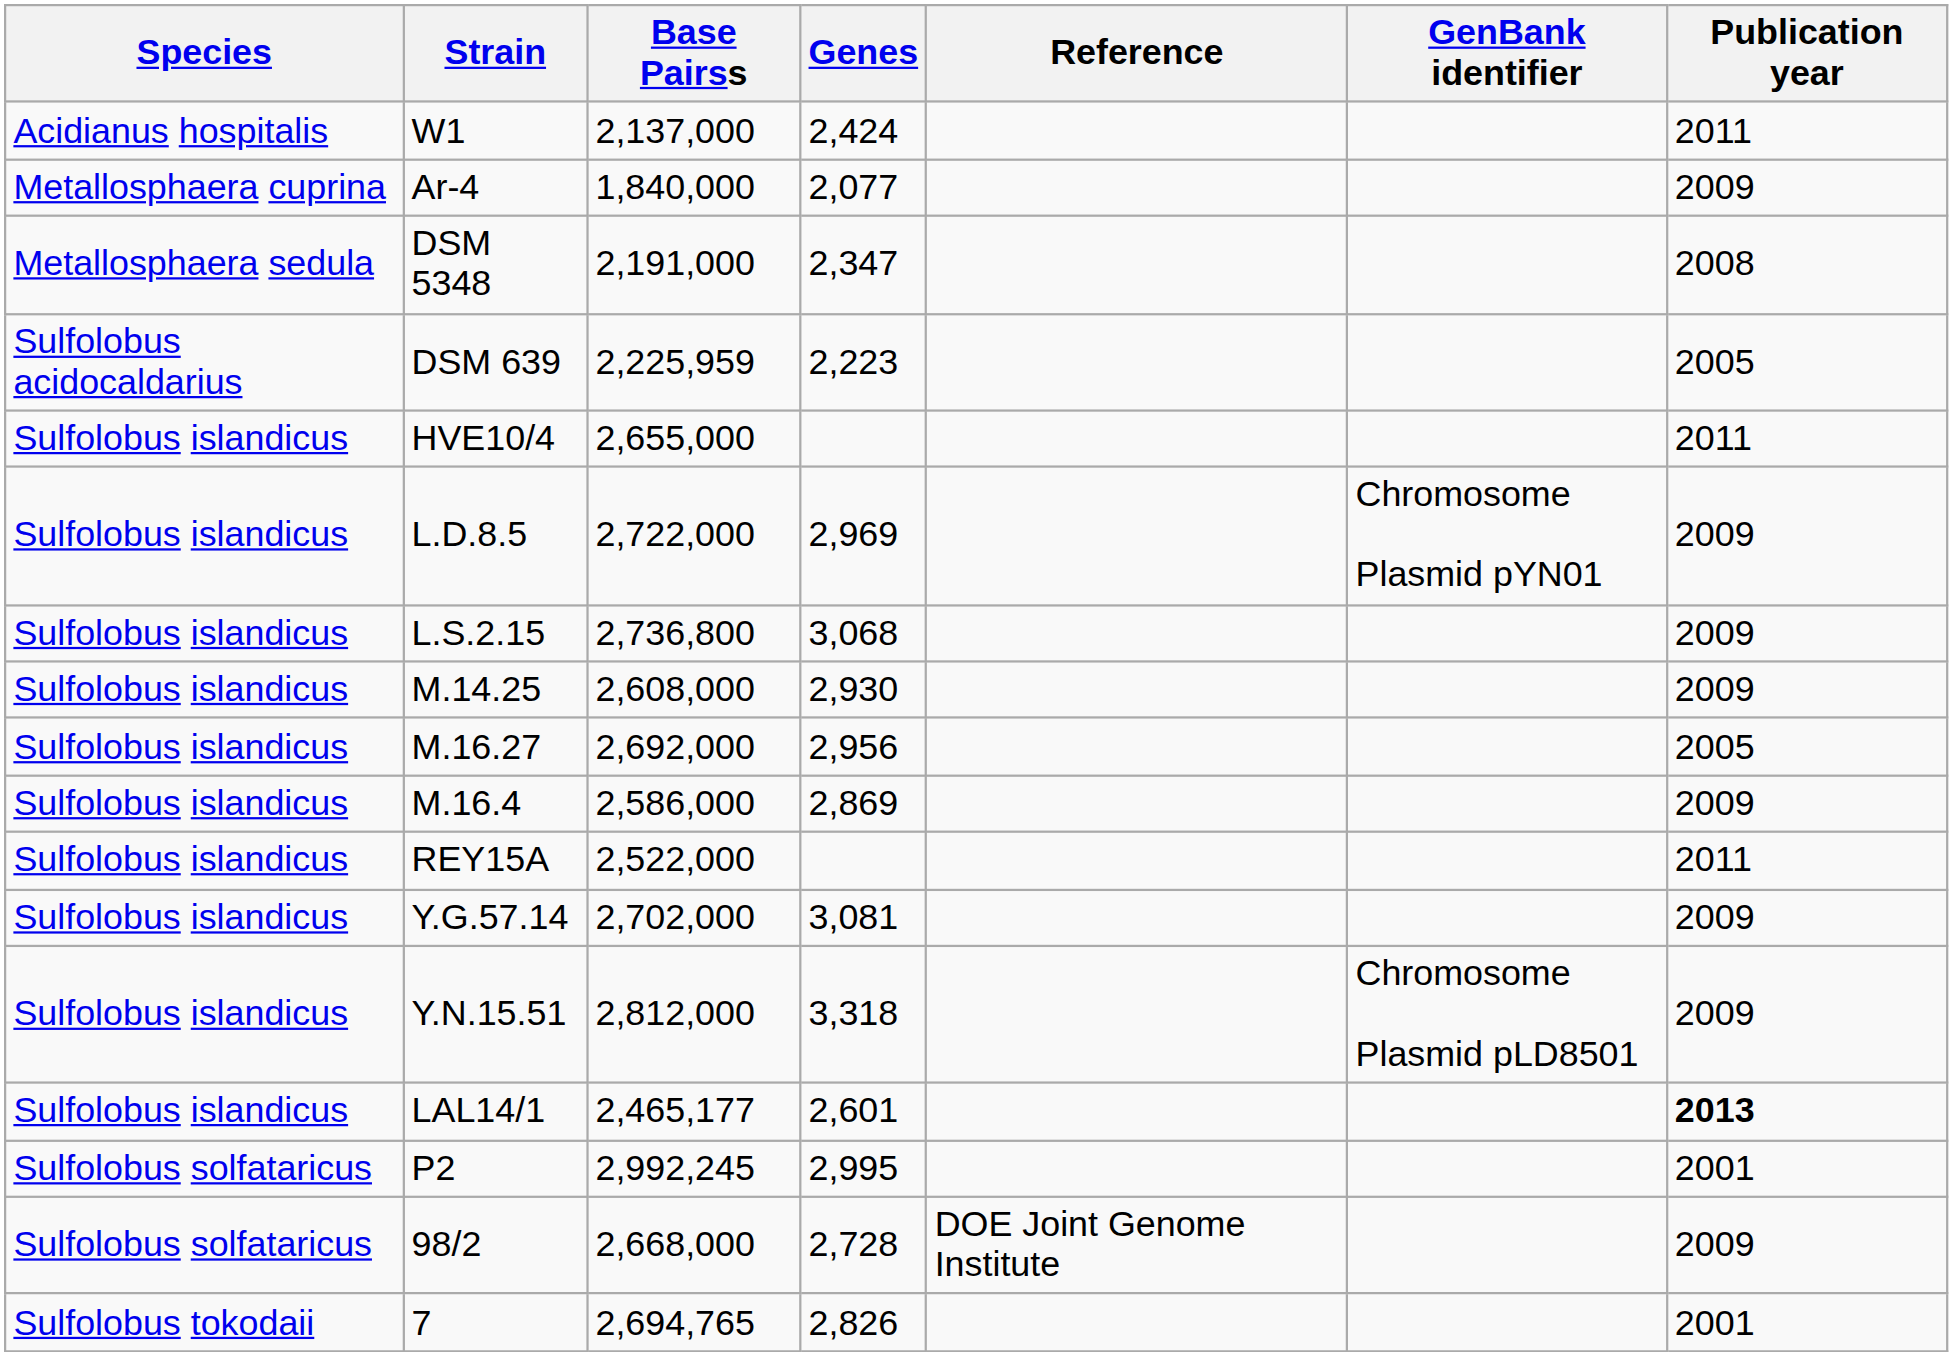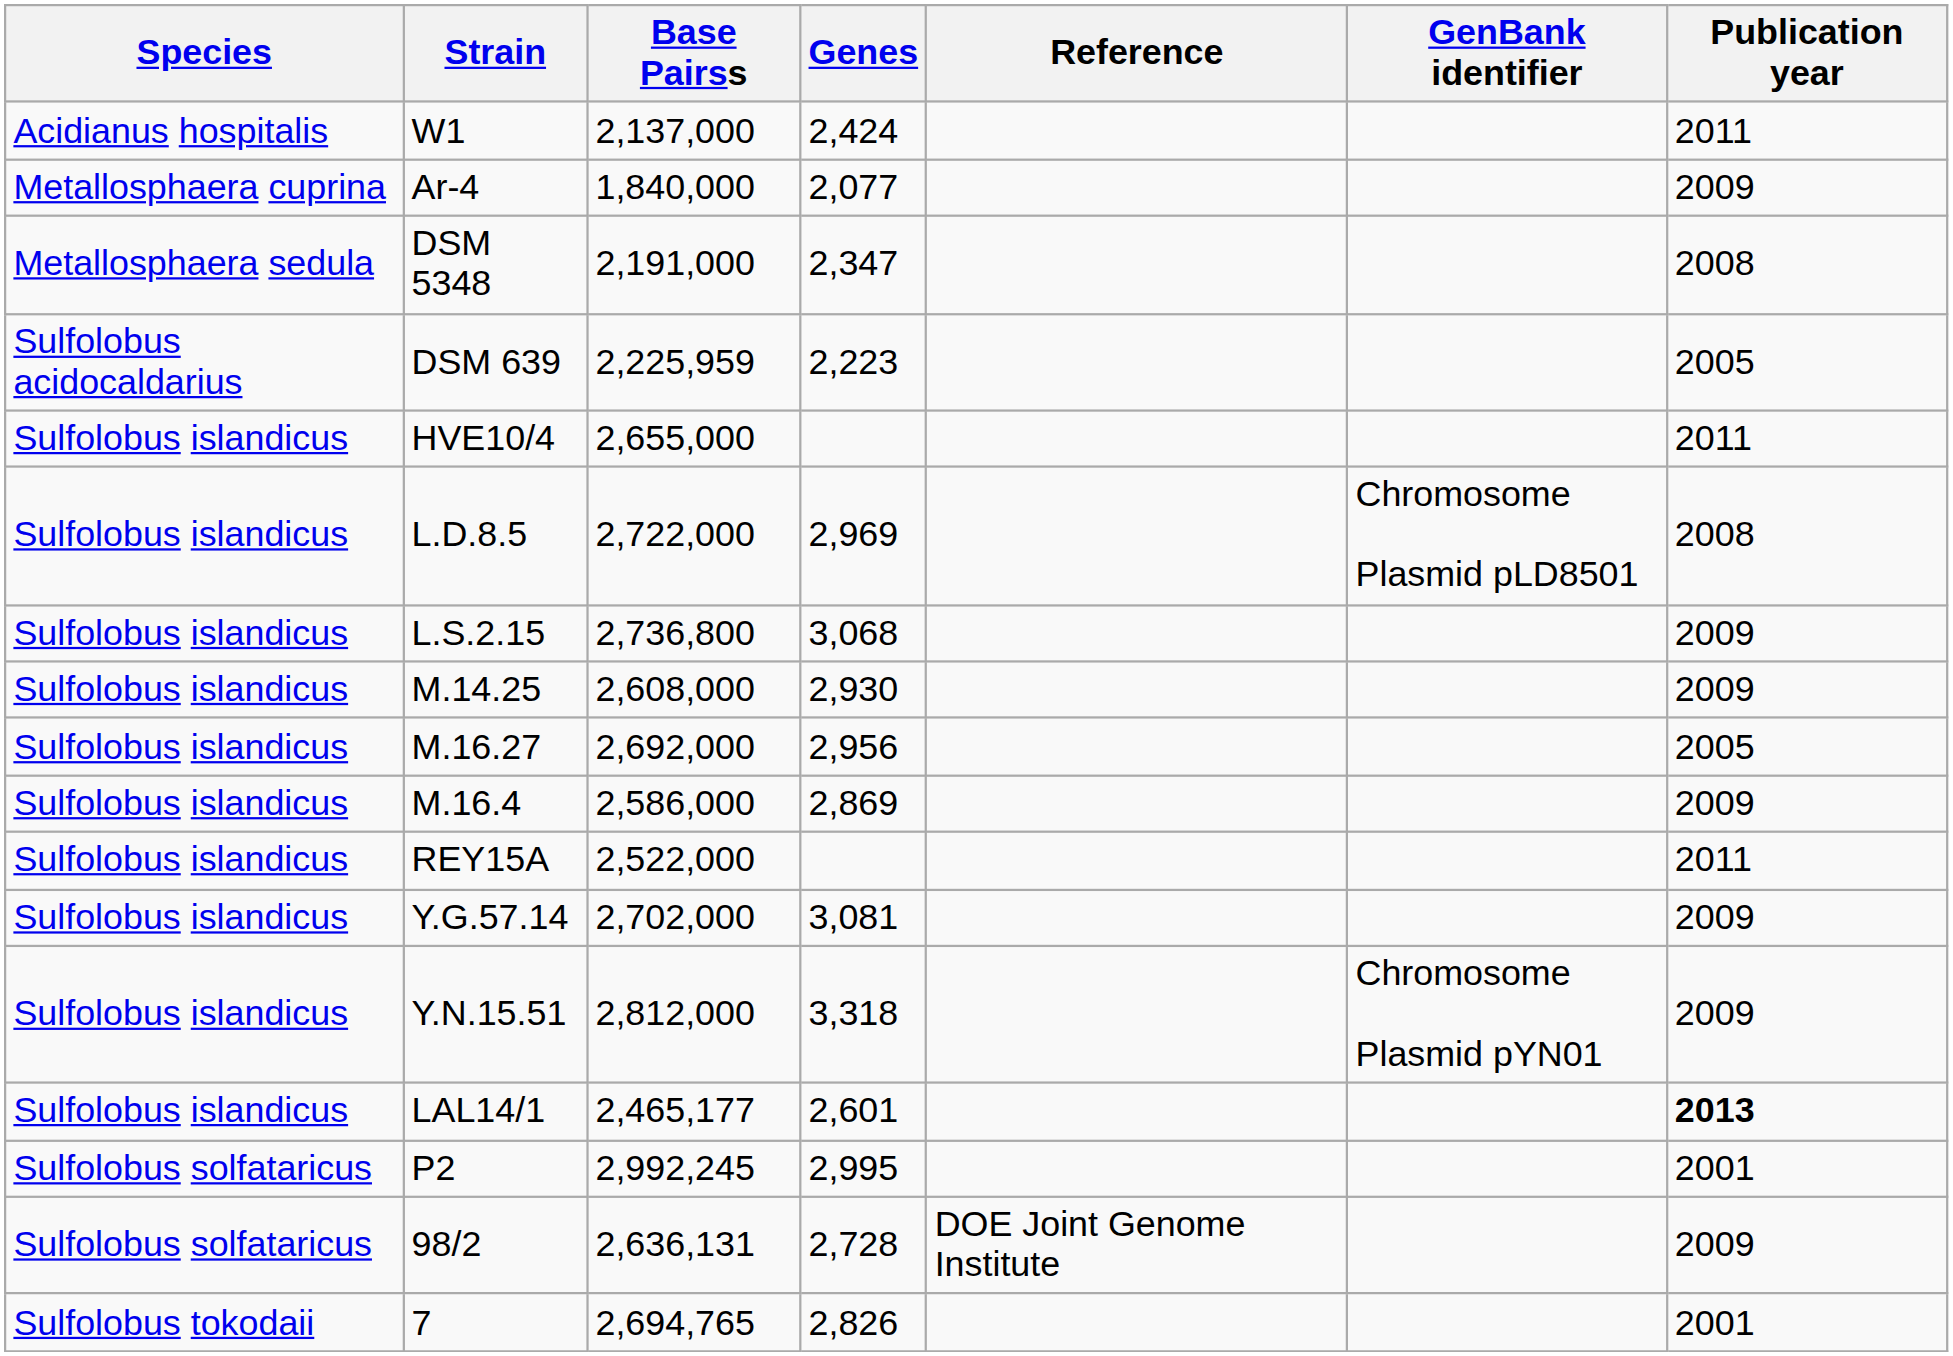(1479, 535) Chromosome Plasmid pYN01 -> (1497, 535) Chromosome Plasmid pLD8501
(1715, 535) 2009 -> (1715, 535) 2008
(1497, 1013) Chromosome Plasmid pLD8501 -> (1479, 1013) Chromosome Plasmid pYN01
(675, 1244) 2,668,000 -> (675, 1244) 2,636,131
